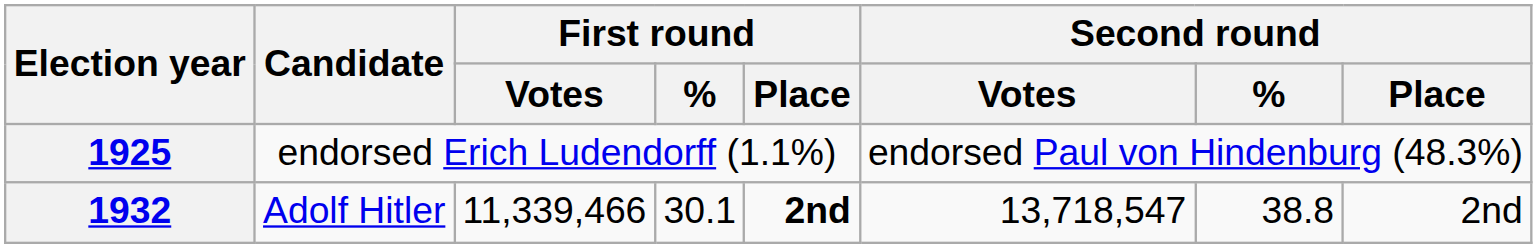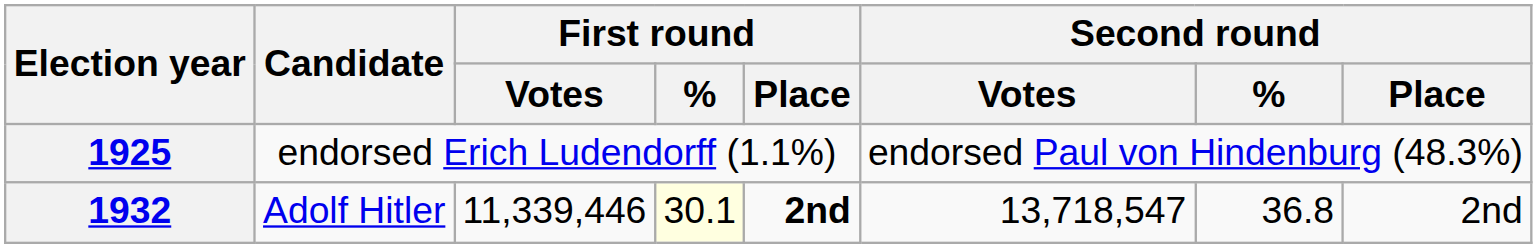(554, 211) 11,339,466 -> (554, 211) 11,339,446
(700, 211) no background -> (700, 211) lightyellow background
(1298, 211) 38.8 -> (1298, 211) 36.8
